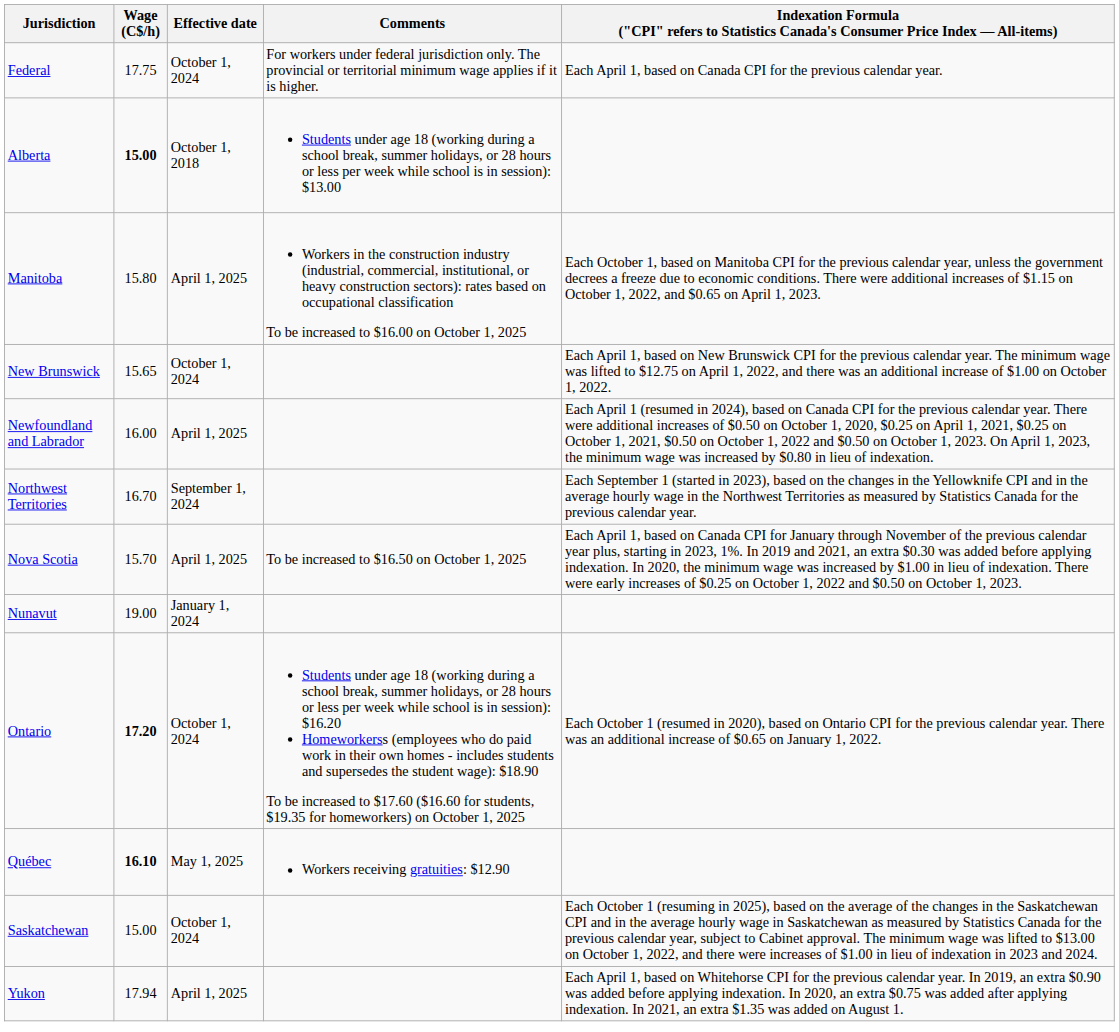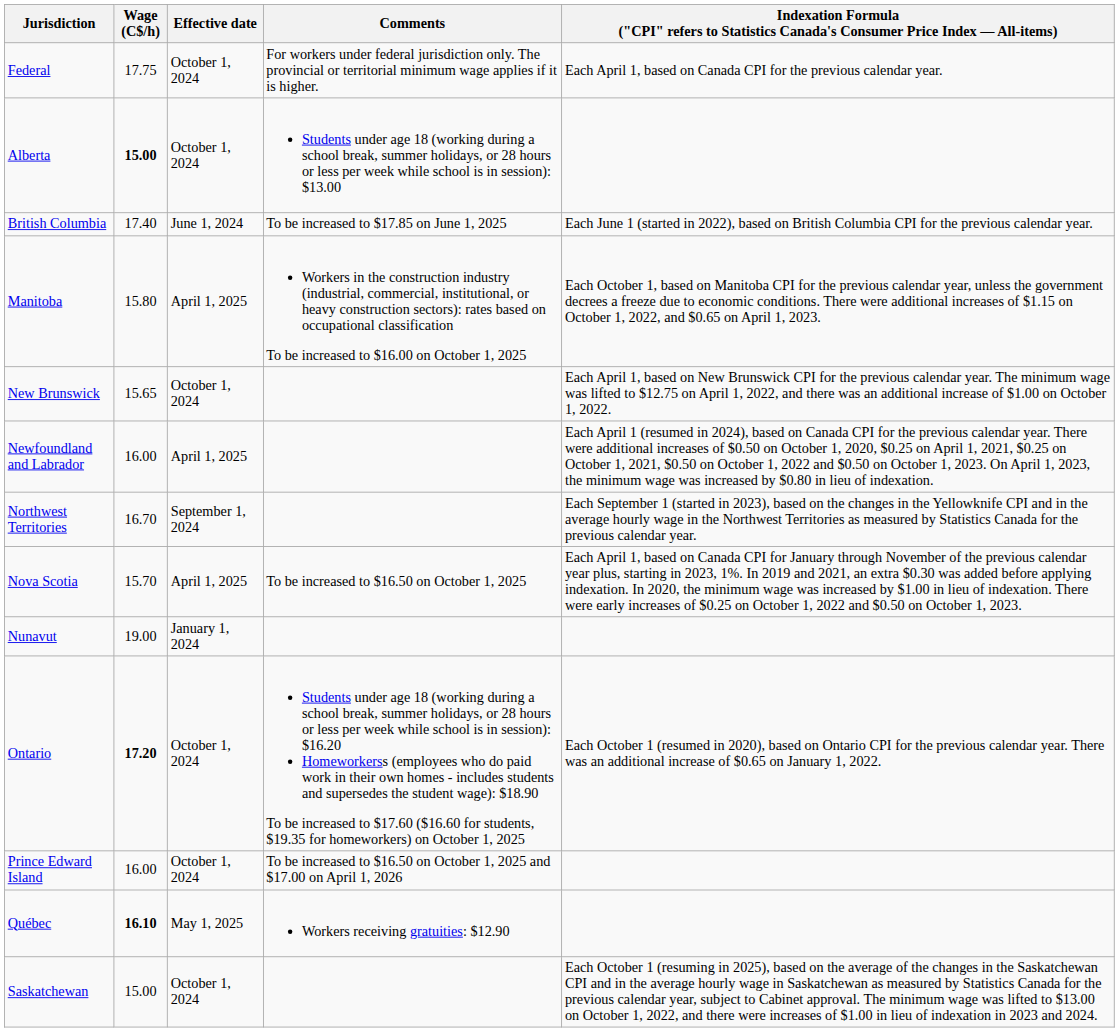(201, 155) October 1, 2018 -> (201, 155) October 1, 2024
+ row: (57, 224)
+ row: (50, 870)
- row: (26, 993)
